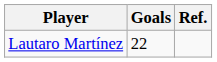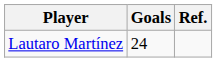(139, 43) 22 -> (139, 43) 24
